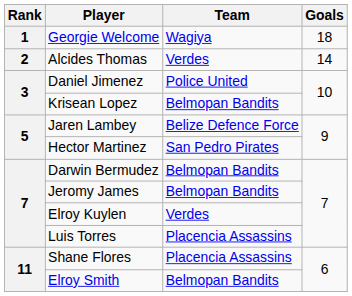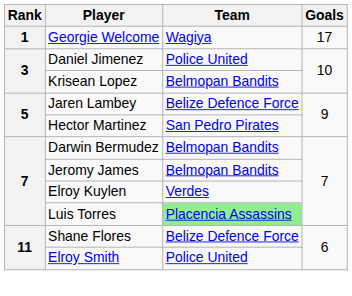(325, 37) 18 -> (325, 37) 17
- row: (97, 59)
(229, 236) no background -> (229, 214) lightgreen background
(229, 258) Placencia Assassins -> (232, 236) Belize Defence Force
(222, 280) Belmopan Bandits -> (207, 258) Police United
